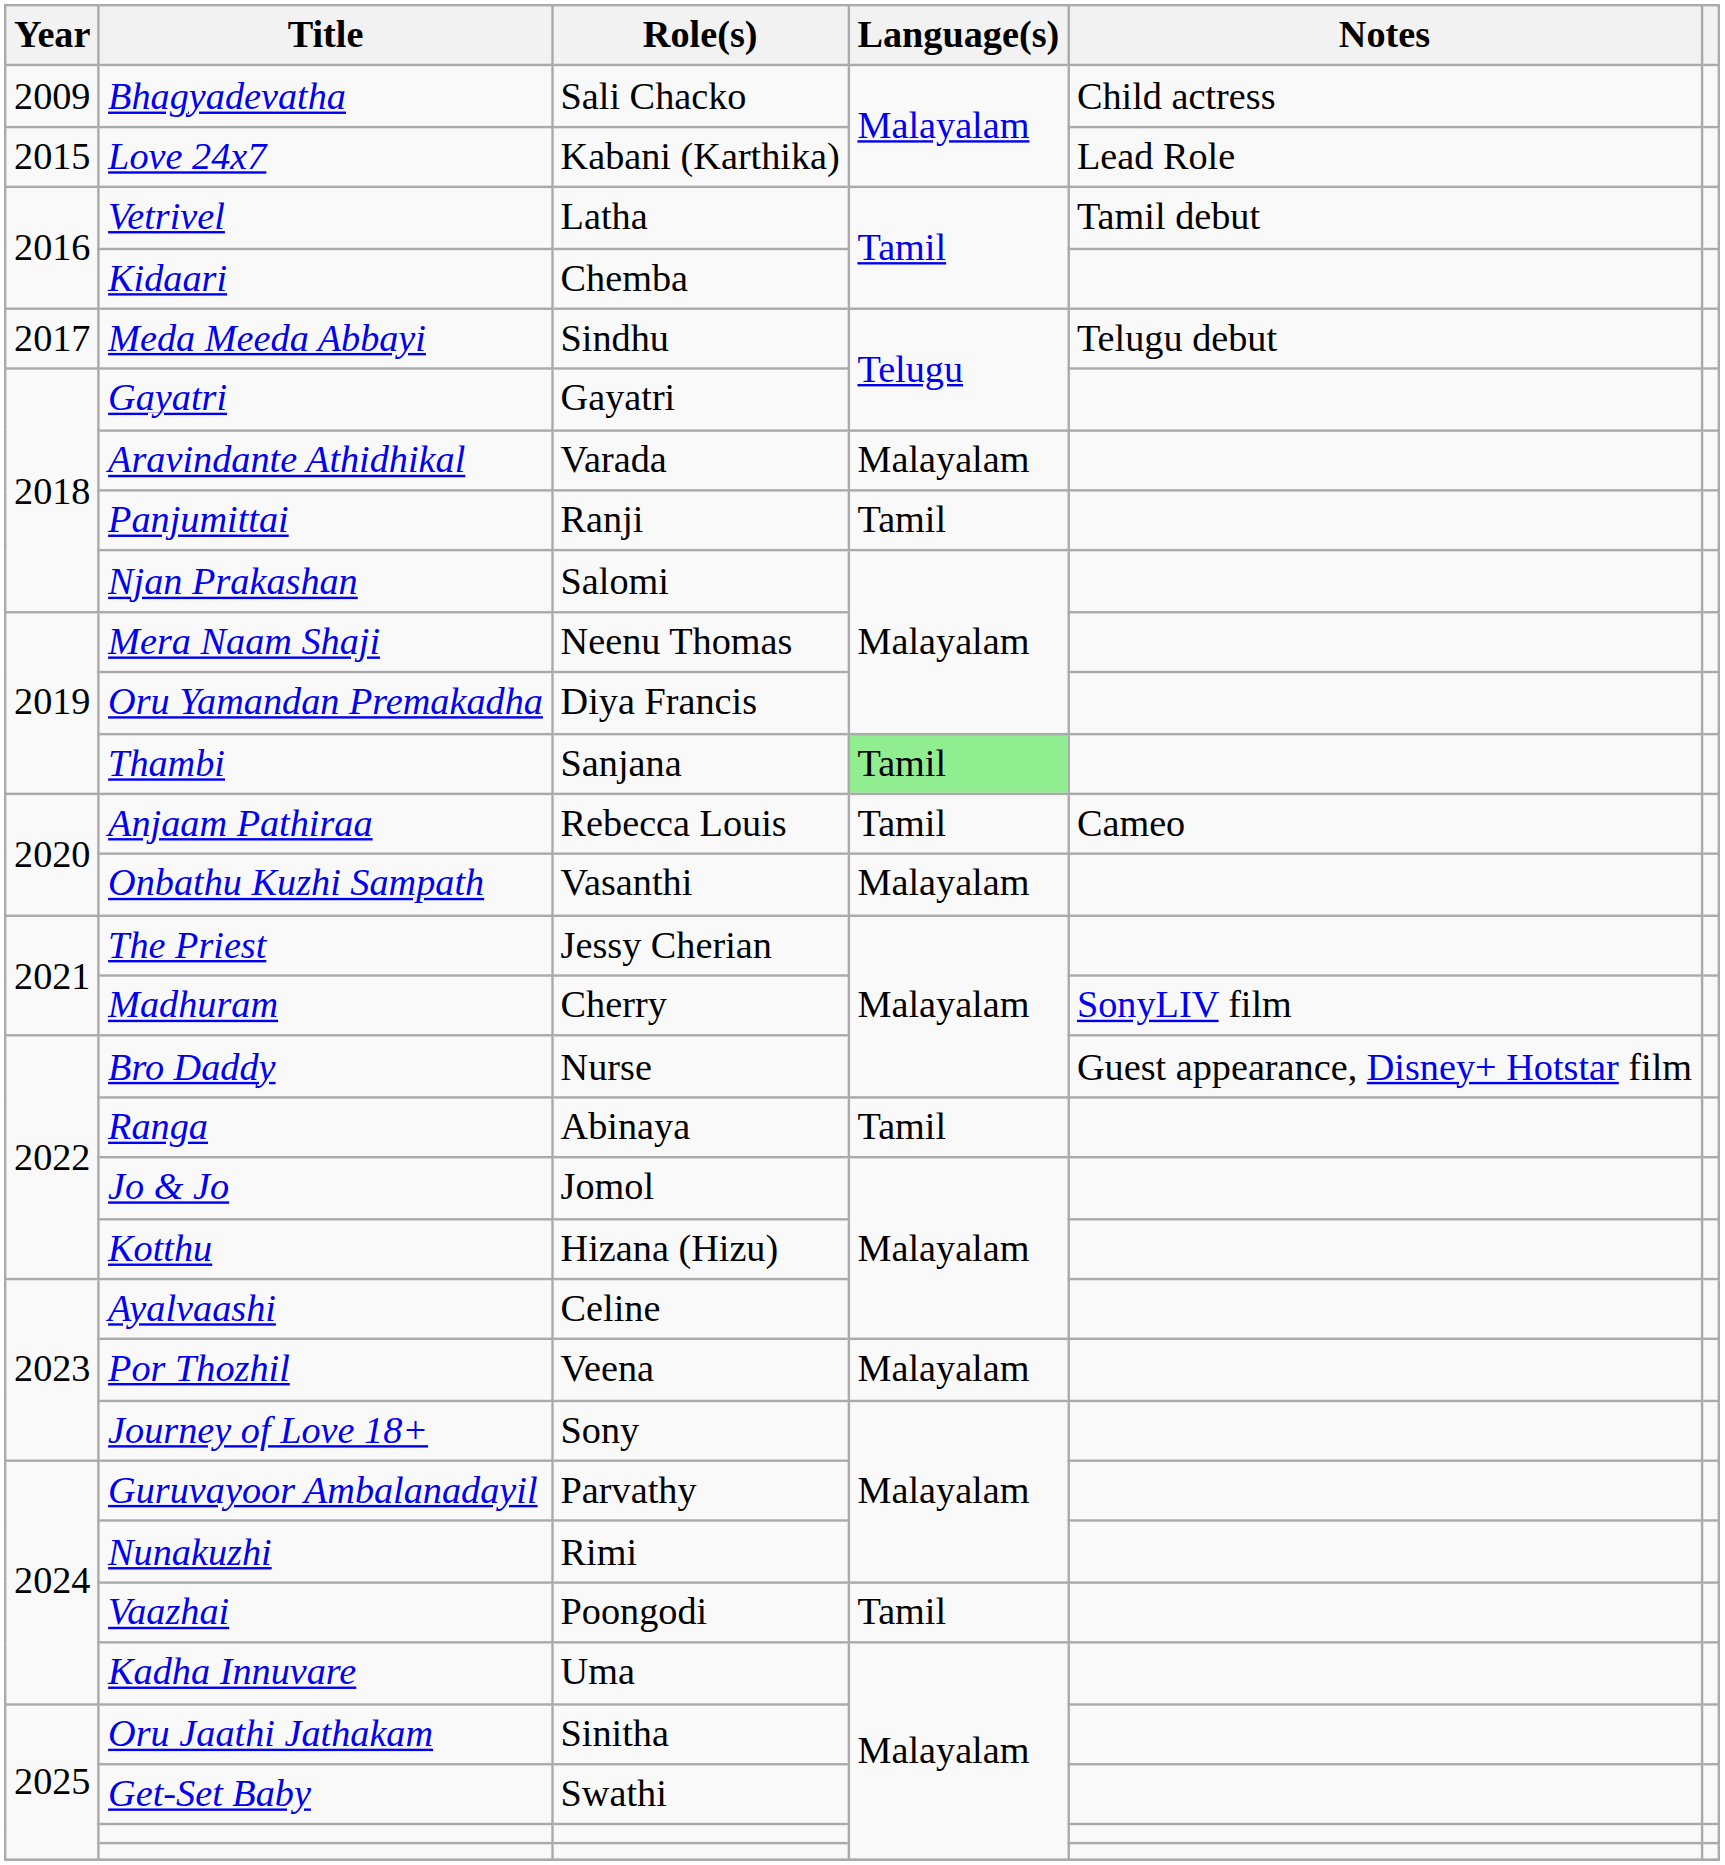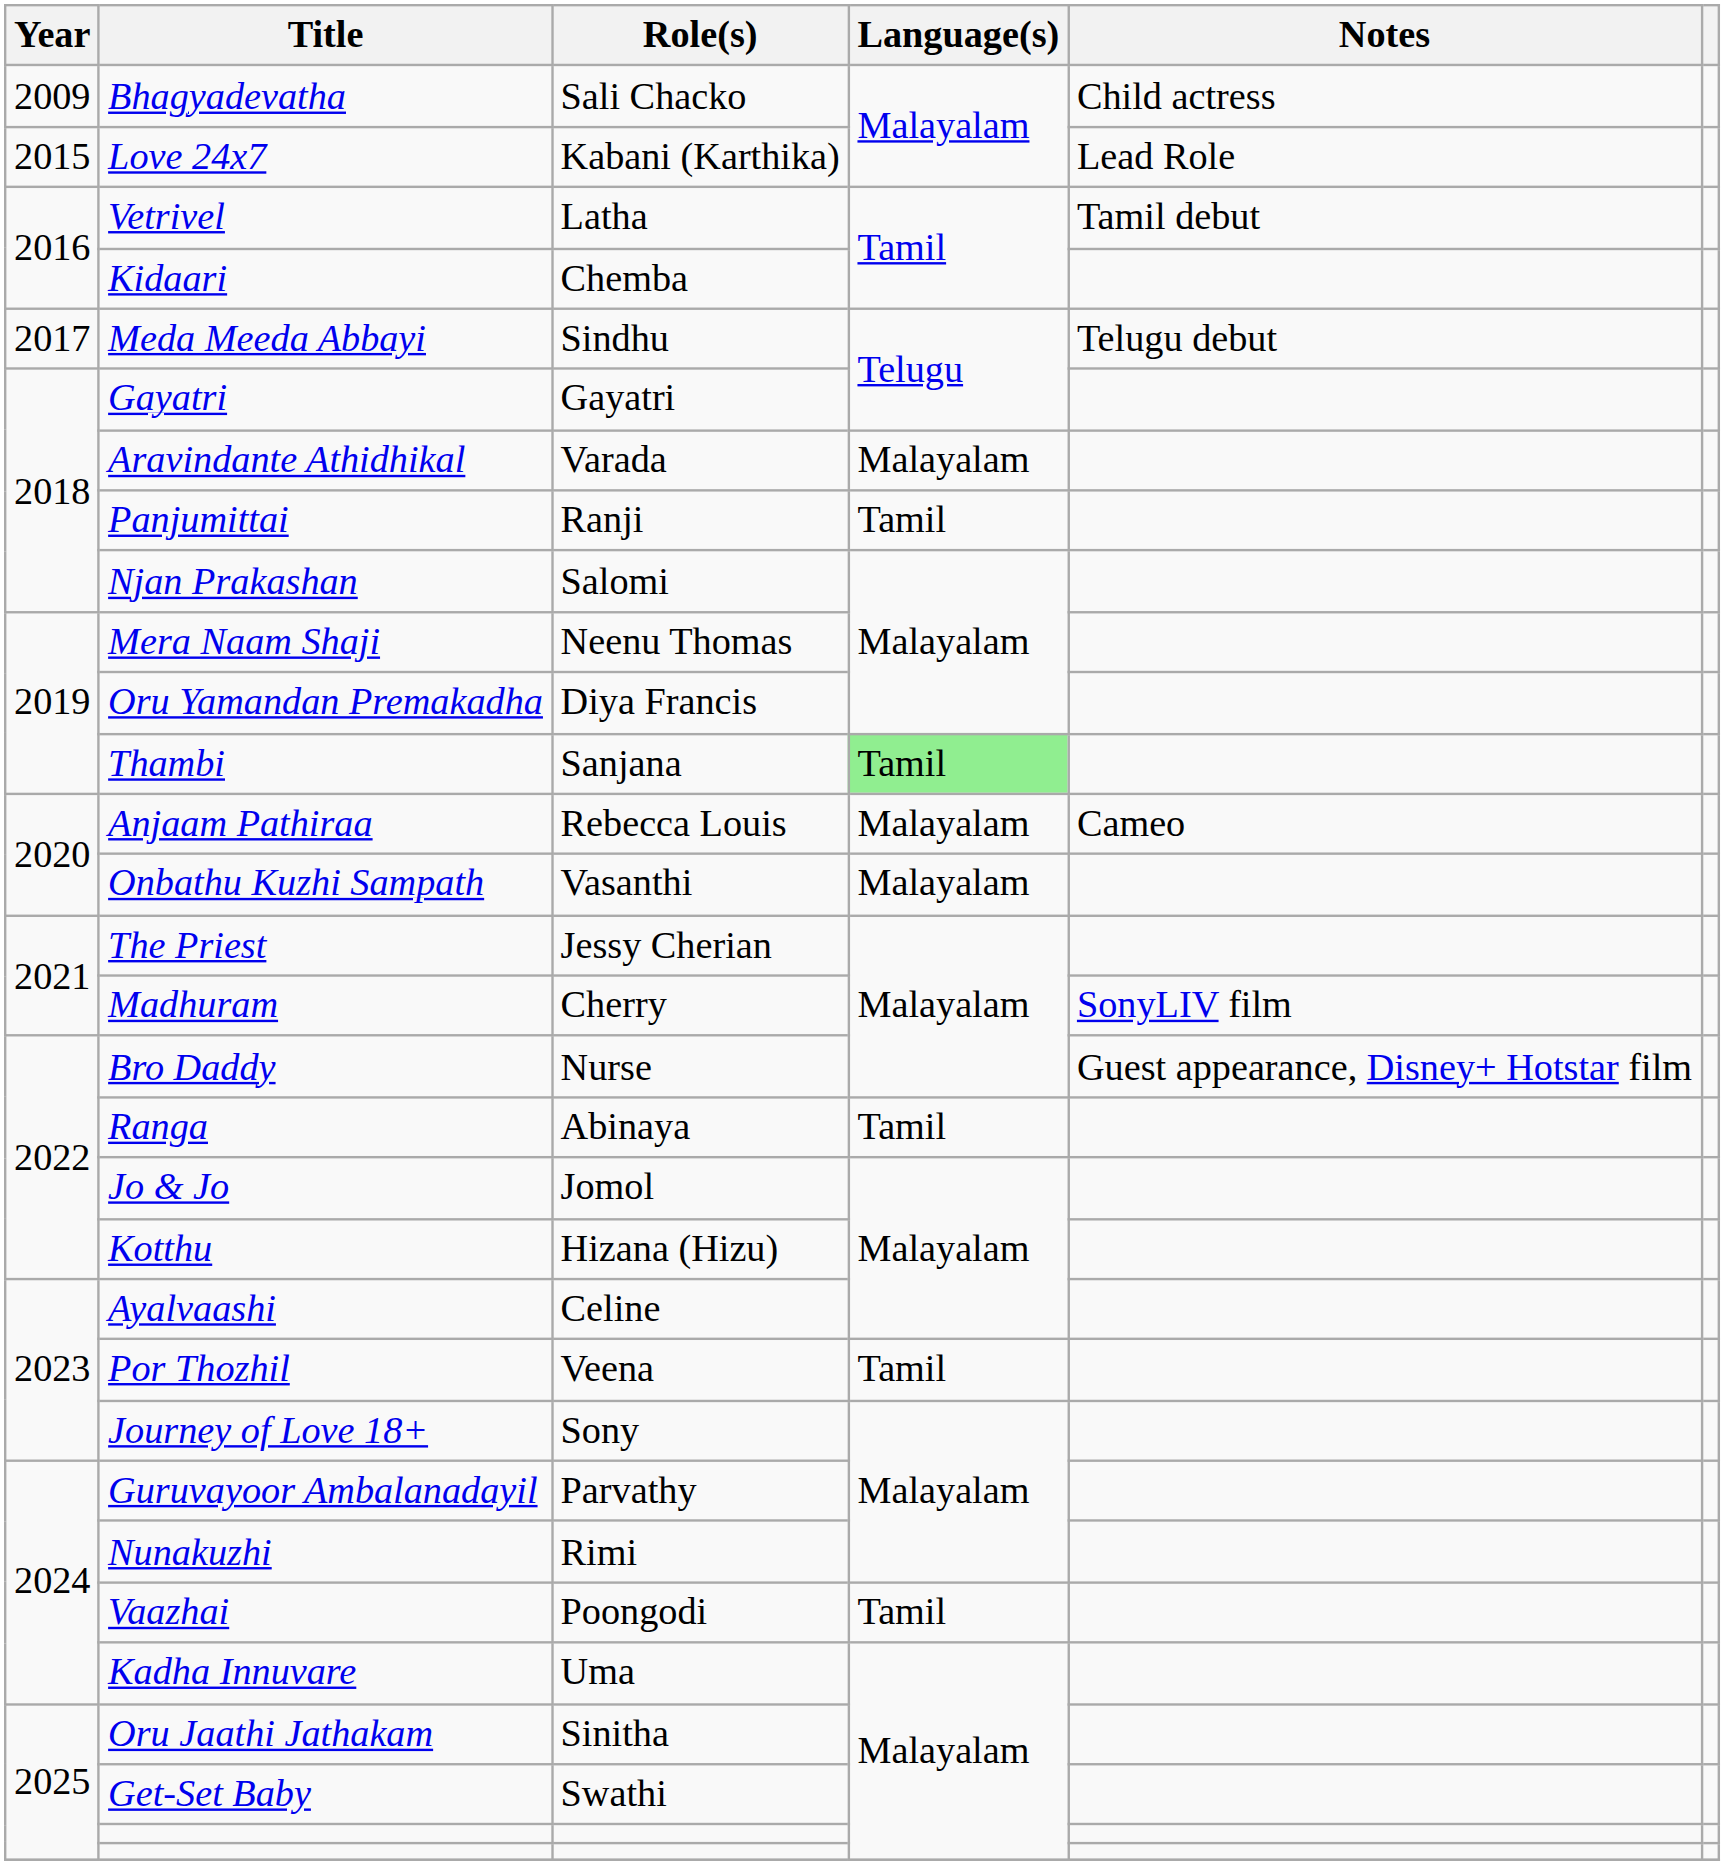(902, 823) Tamil -> (943, 823) Malayalam
(943, 1369) Malayalam -> (902, 1369) Tamil
